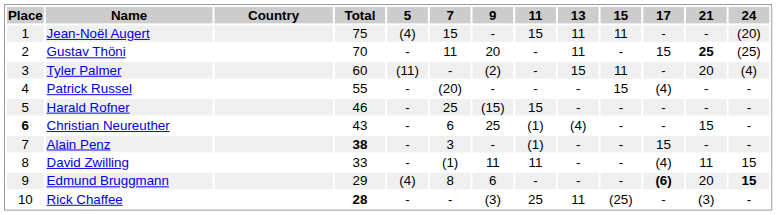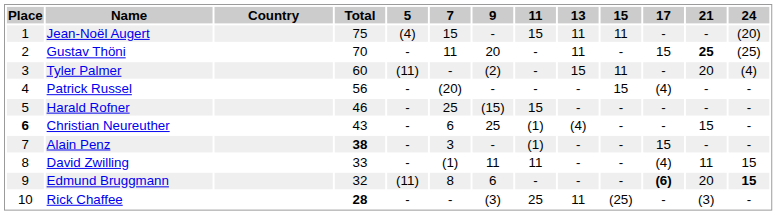(360, 89) 55 -> (360, 89) 56
(360, 181) 29 -> (360, 181) 32
(407, 181) (4) -> (407, 181) (11)
